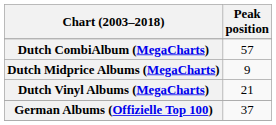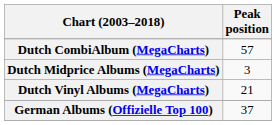(247, 69) 9 -> (247, 69) 3
